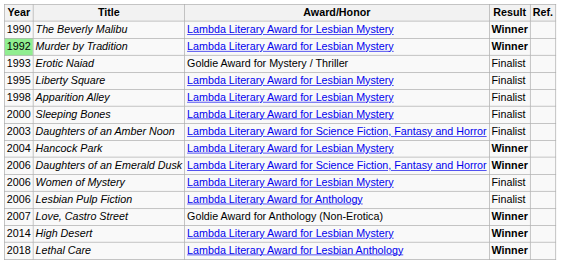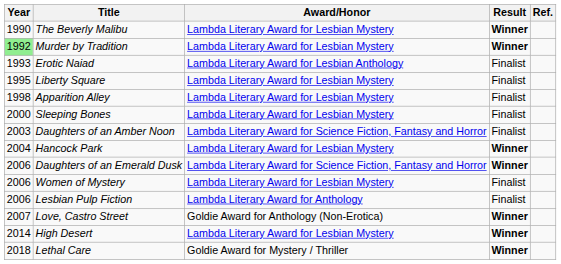(268, 64) Goldie Award for Mystery / Thriller -> (295, 64) Lambda Literary Award for Lesbian Anthology
(295, 251) Lambda Literary Award for Lesbian Anthology -> (268, 251) Goldie Award for Mystery / Thriller
